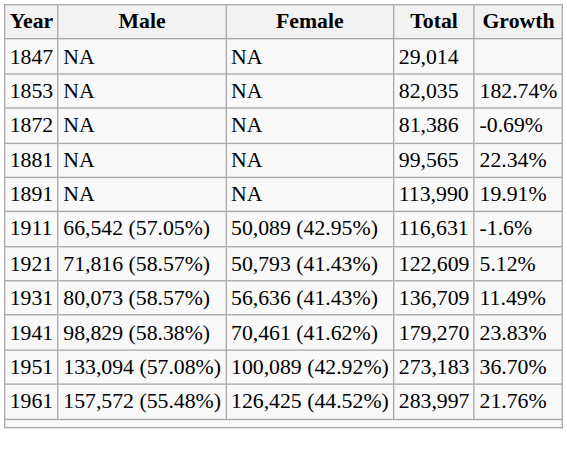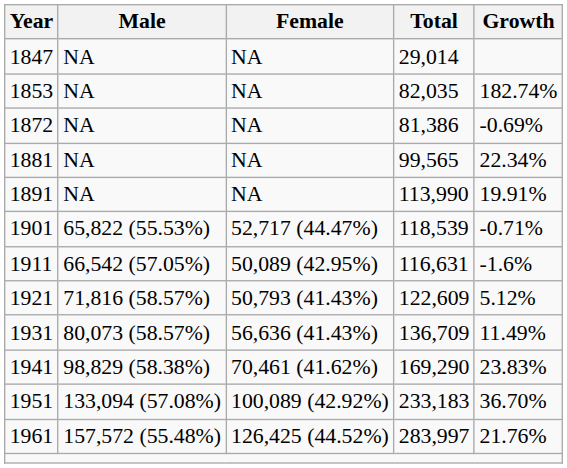+ row: (31, 228)
(434, 332) 179,270 -> (434, 366) 169,290
(434, 366) 273,183 -> (434, 401) 233,183
